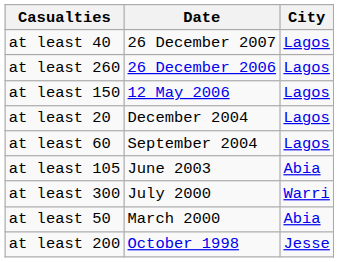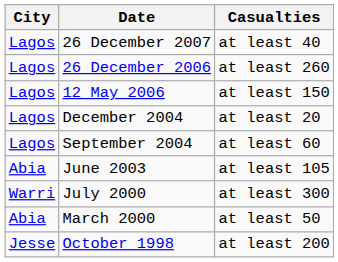columns swapped: (307, 17) <-> (64, 17)
